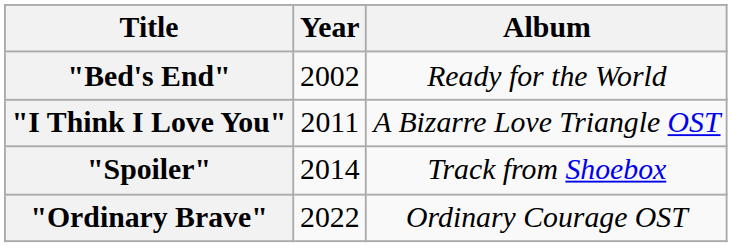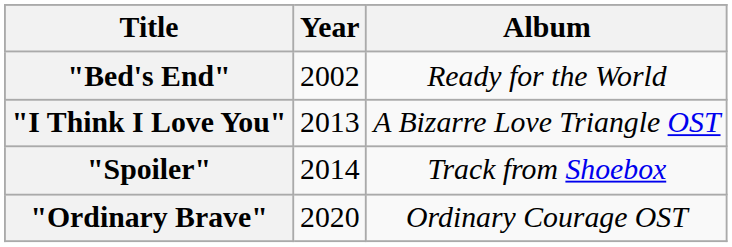(330, 122) 2011 -> (330, 122) 2013
(330, 216) 2022 -> (330, 216) 2020
